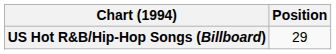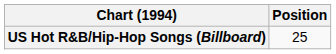(300, 37) 29 -> (300, 37) 25
